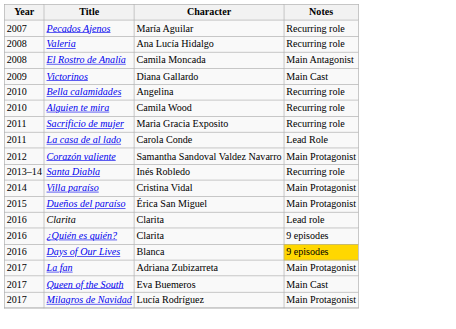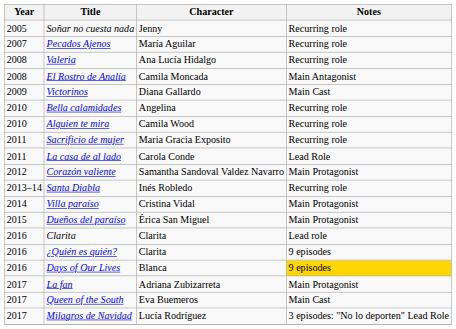+ row: (90, 28)
(321, 300) Main Protagonist -> (369, 316) 3 episodes: "No lo deporten" Lead Role
